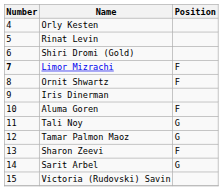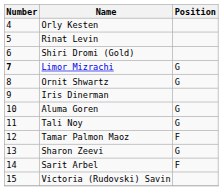(177, 67) F -> (177, 67) G
(177, 81) F -> (177, 81) G
(177, 109) F -> (177, 109) G
(177, 137) G -> (177, 137) F
(177, 151) F -> (177, 151) G
(177, 165) G -> (177, 165) F
